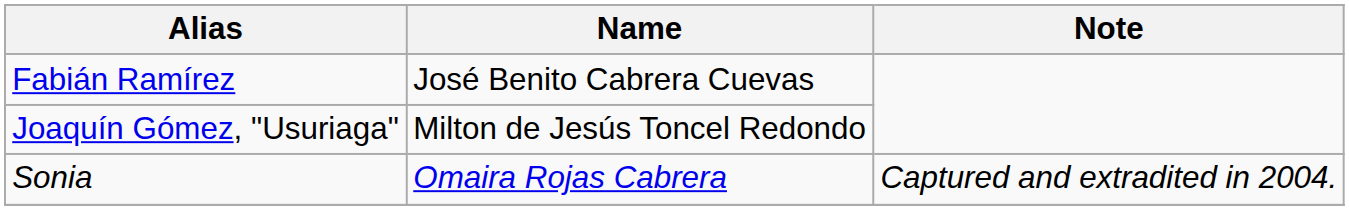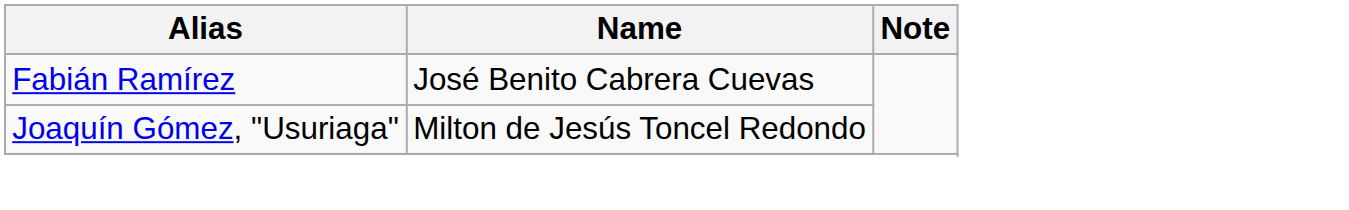- row: (52, 178)
